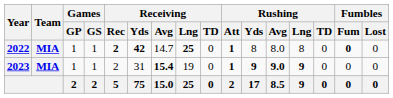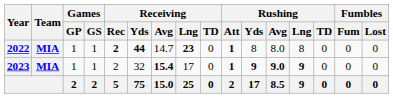(139, 48) 42 -> (139, 48) 44
(188, 48) 25 -> (188, 48) 23
(348, 48) bold -> (348, 48) normal
(139, 66) 31 -> (139, 66) 32
(188, 66) 19 -> (188, 66) 17
